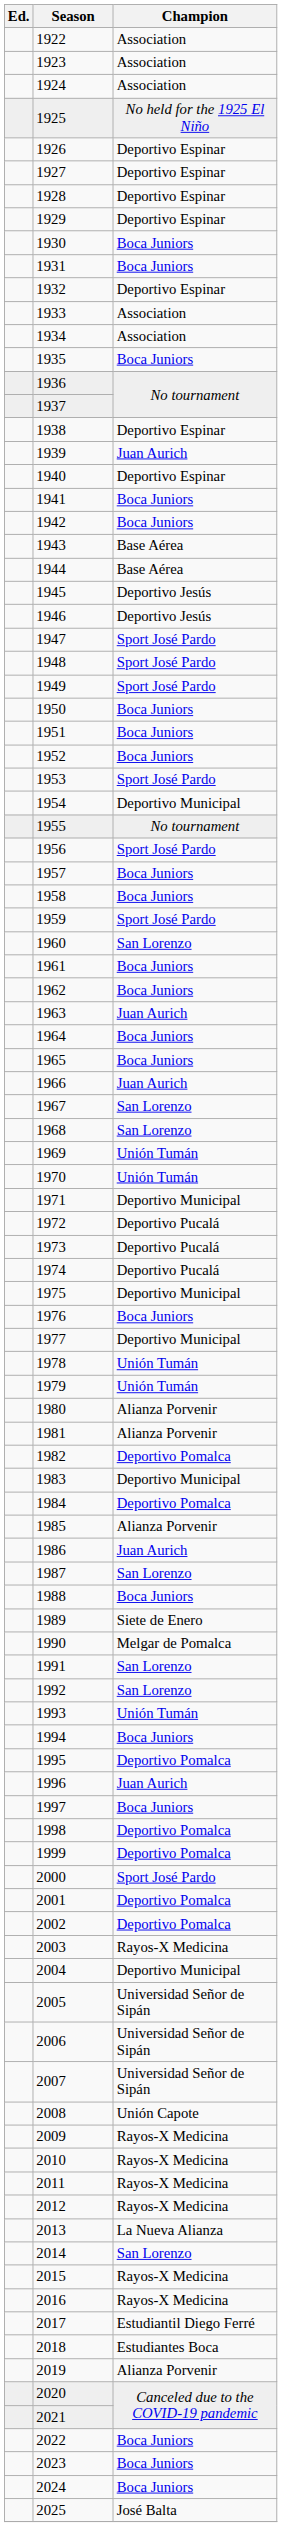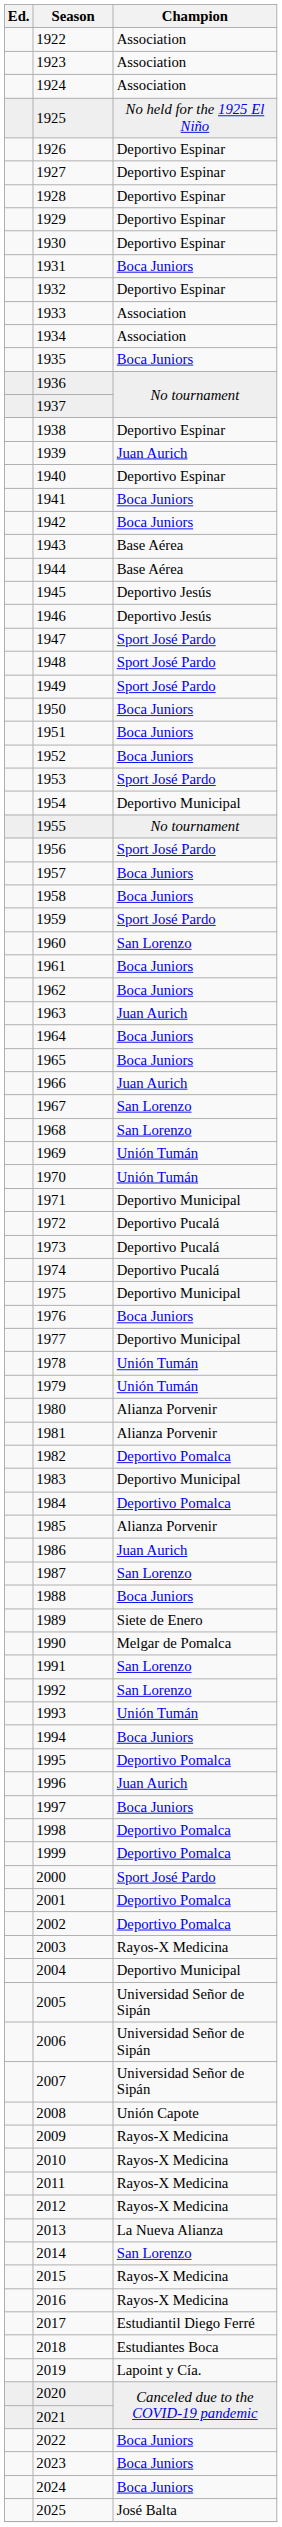(155, 242) Boca Juniors -> (171, 242) Deportivo Espinar
(167, 2370) Alianza Porvenir -> (159, 2370) Lapoint y Cía.
